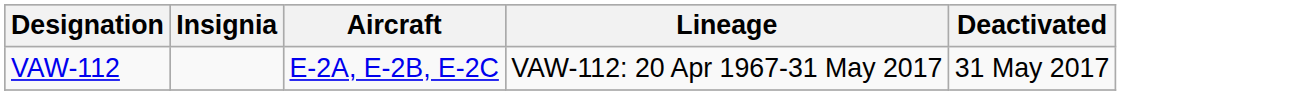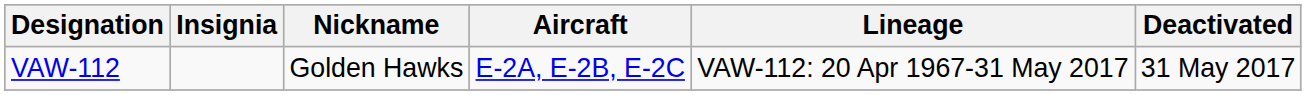+ column: (376, 25)
